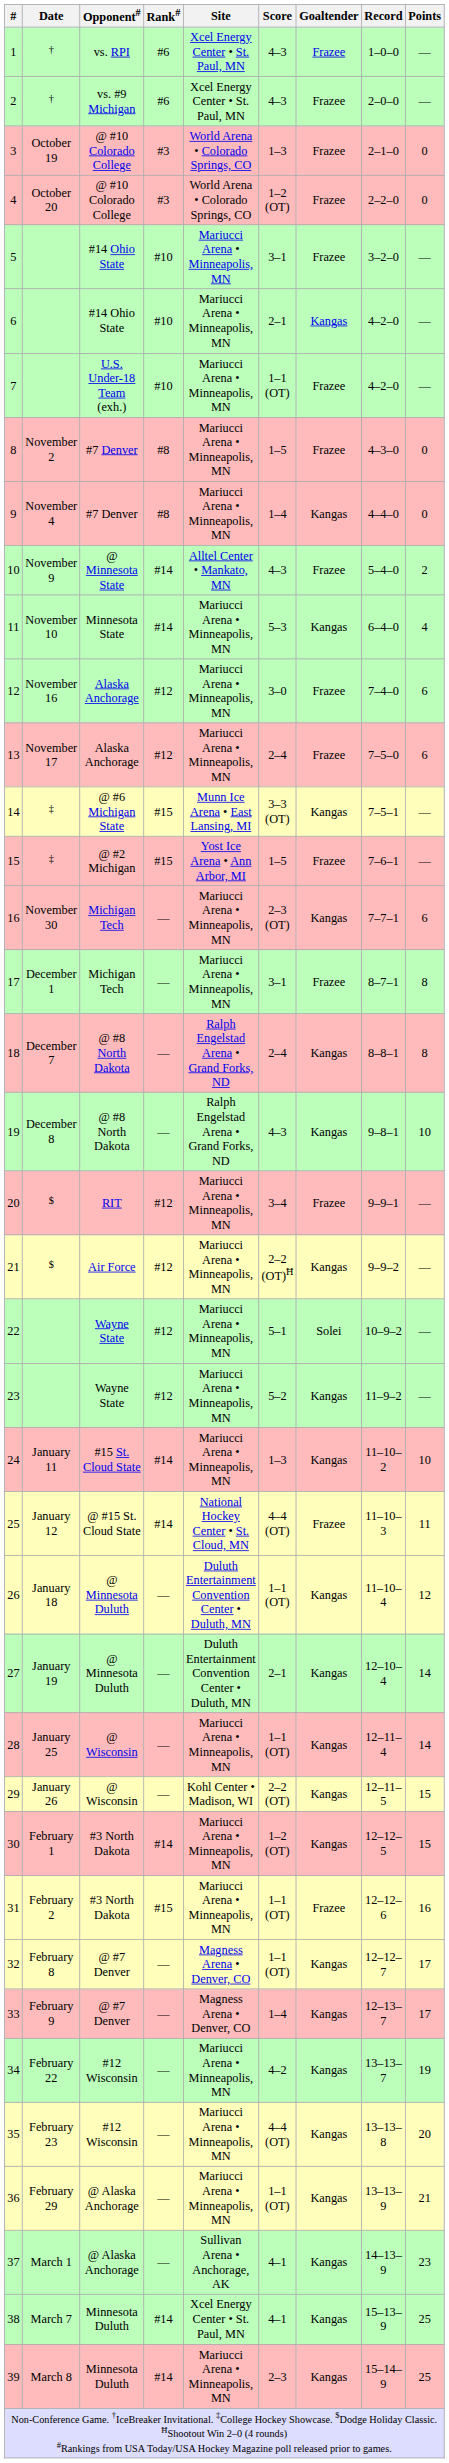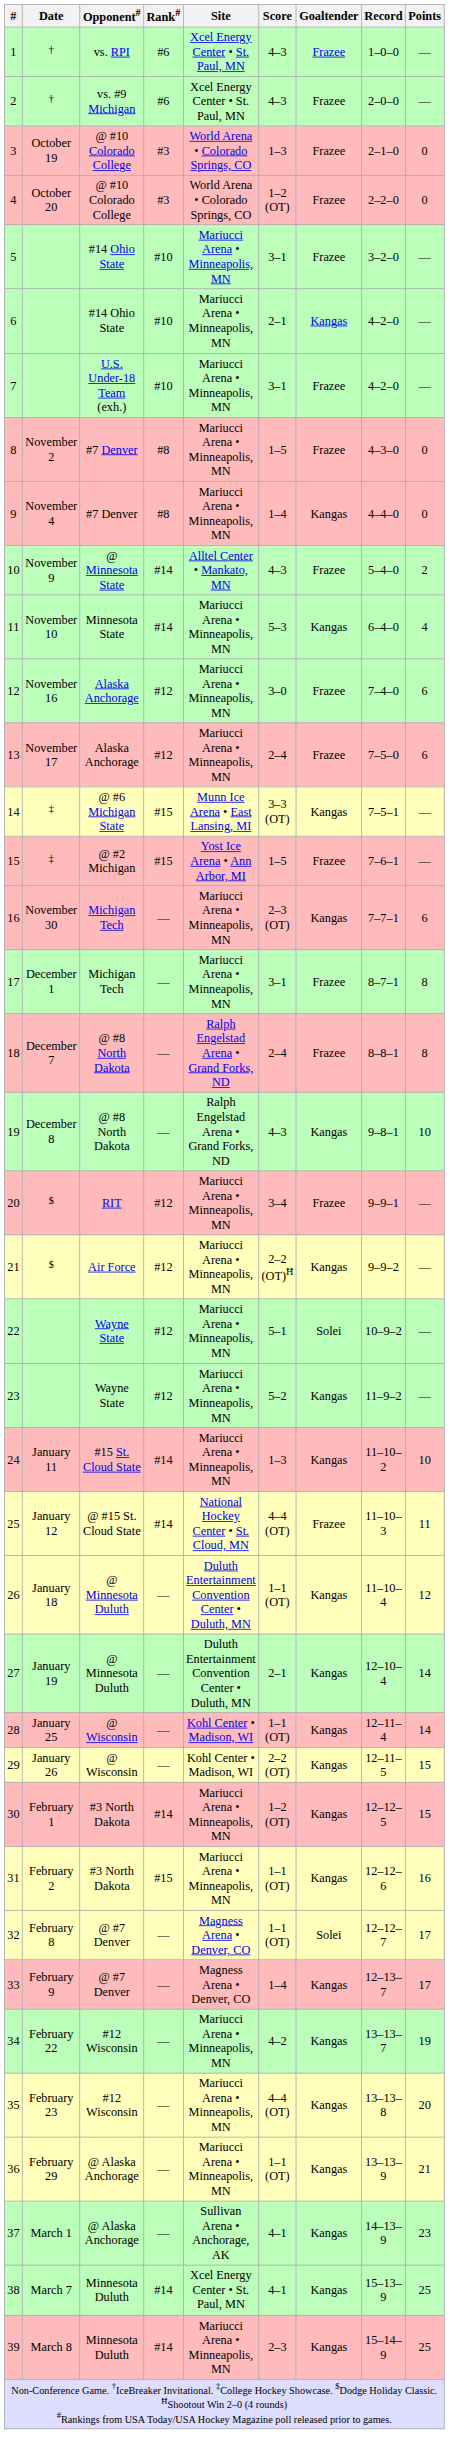(277, 385) 1–1 (OT) -> (277, 385) 3–1
(329, 1053) Kangas -> (329, 1053) Frazee
(221, 1744) Mariucci Arena • Minneapolis, MN -> (221, 1730) Kohl Center • Madison, WI
(329, 1907) Frazee -> (329, 1878) Kangas
(329, 1964) Kangas -> (329, 1935) Solei
